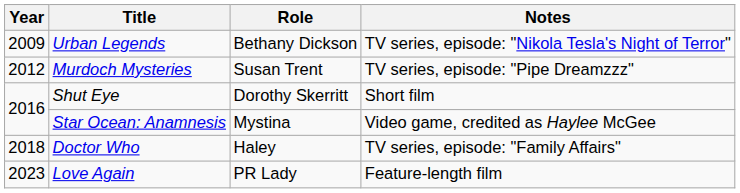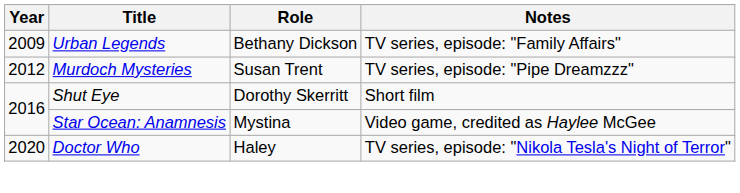(548, 43) TV series, episode: "Nikola Tesla's Night of Terror" -> (493, 43) TV series, episode: "Family Affairs"
(27, 148) 2018 -> (27, 148) 2020
(493, 148) TV series, episode: "Family Affairs" -> (548, 148) TV series, episode: "Nikola Tesla's Night of Terror"
- row: (93, 174)
